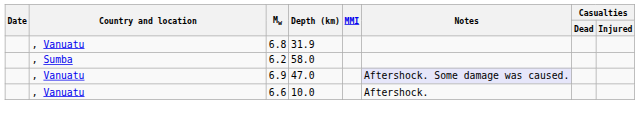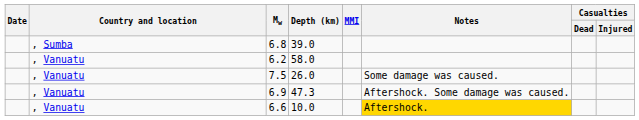(58, 44) , Vanuatu -> (52, 44) , Sumba
(303, 44) 31.9 -> (303, 44) 39.0
(52, 60) , Sumba -> (58, 60) , Vanuatu
+ row: (278, 76)
(303, 76) 47.0 -> (303, 92) 47.3
(467, 76) lavender background -> (467, 92) no background
(396, 92) no background -> (396, 108) gold background
